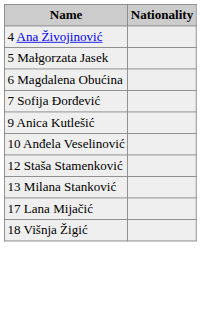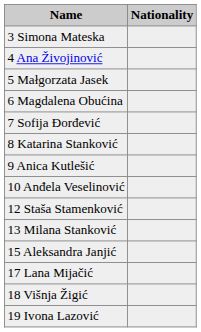+ row: (56, 36)
+ row: (63, 144)
+ row: (62, 251)
+ row: (53, 316)
